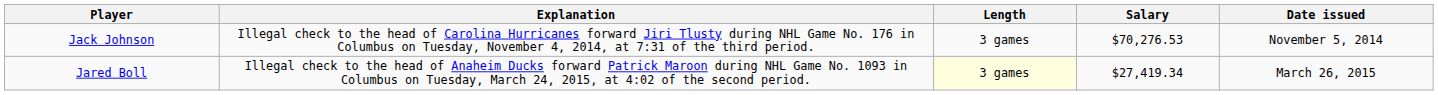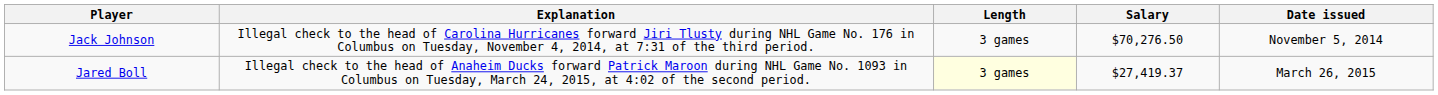(1147, 40) $70,276.53 -> (1147, 40) $70,276.50
(1147, 73) $27,419.34 -> (1147, 73) $27,419.37
